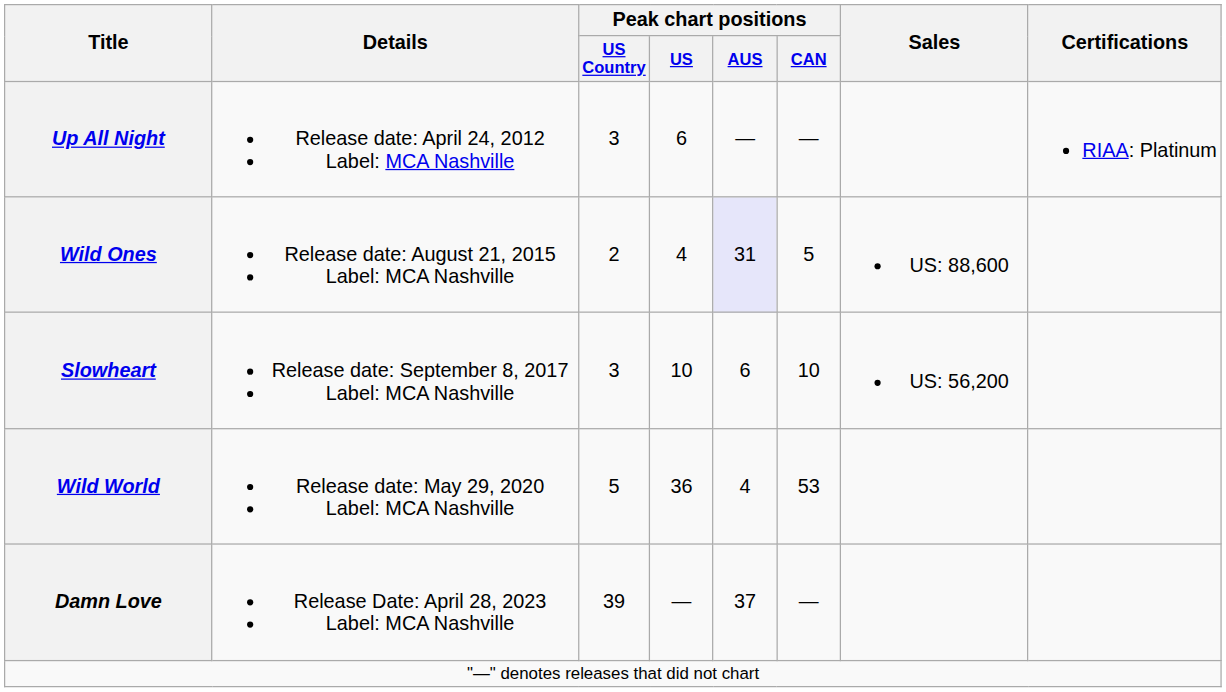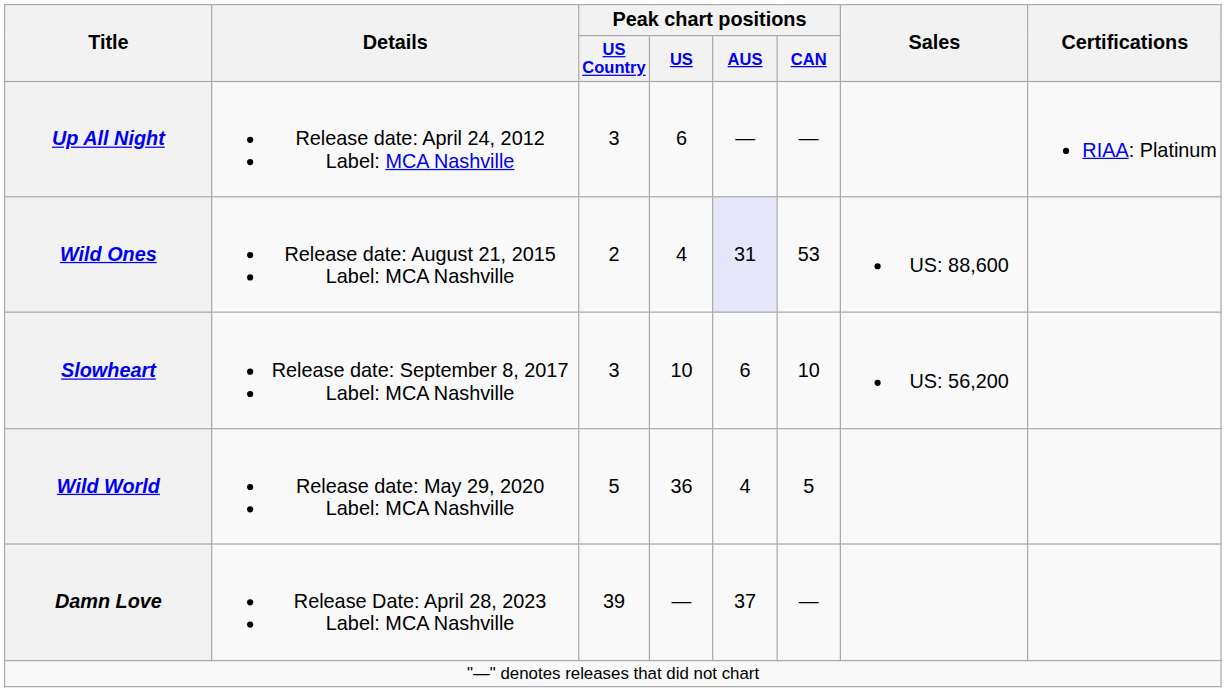(809, 254) 5 -> (809, 254) 53
(809, 486) 53 -> (809, 486) 5
